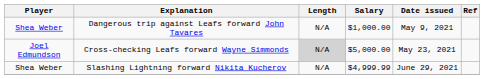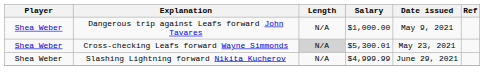(39, 50) Joel Edmundson -> (39, 46) Shea Weber
(369, 50) $5,000.00 -> (369, 46) $5,300.01
